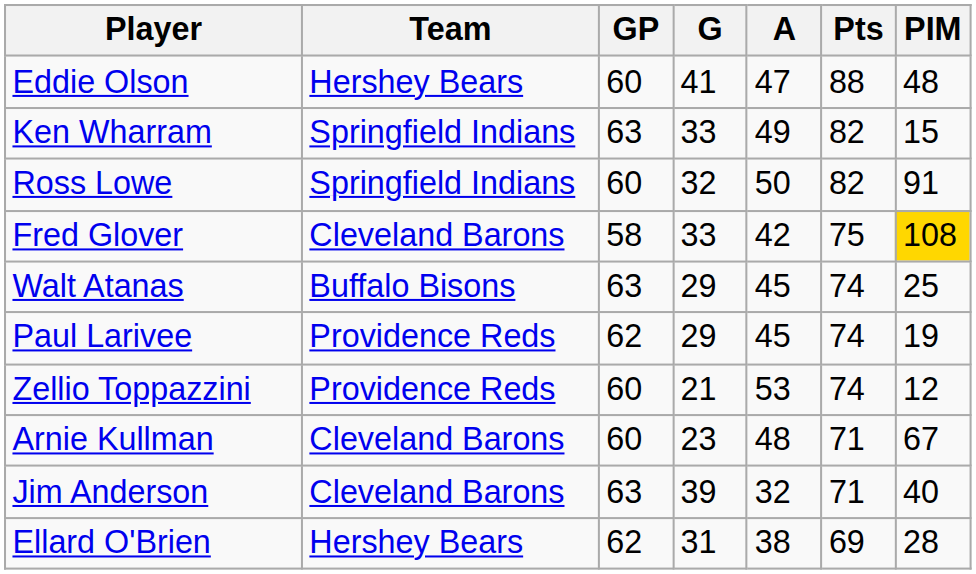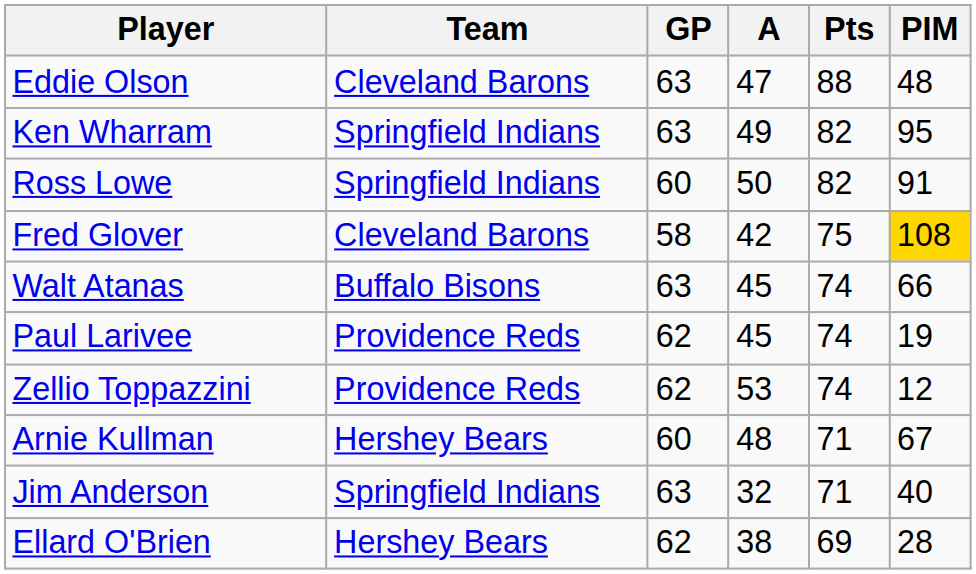- column: (710, 30)
(416, 81) Hershey Bears -> (462, 81) Cleveland Barons
(624, 81) 60 -> (674, 81) 63
(921, 132) 15 -> (915, 132) 95
(921, 286) 25 -> (915, 286) 66
(624, 388) 60 -> (674, 388) 62
(437, 440) Cleveland Barons -> (441, 440) Hershey Bears
(437, 491) Cleveland Barons -> (467, 491) Springfield Indians
